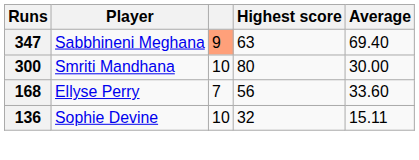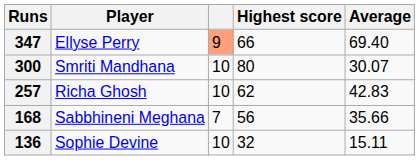(130, 42) Sabbhineni Meghana -> (97, 42) Ellyse Perry
(246, 42) 63 -> (246, 42) 66
(369, 67) 30.00 -> (369, 67) 30.07
+ row: (28, 92)
(97, 92) Ellyse Perry -> (130, 117) Sabbhineni Meghana
(369, 92) 33.60 -> (369, 117) 35.66
